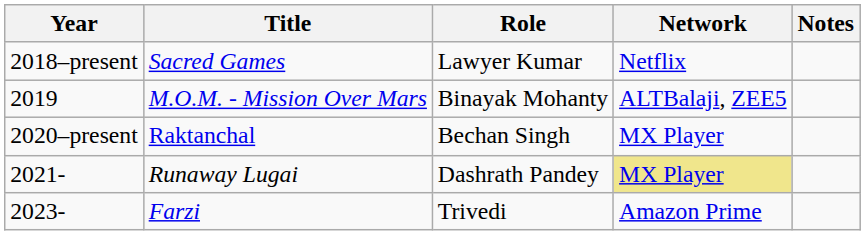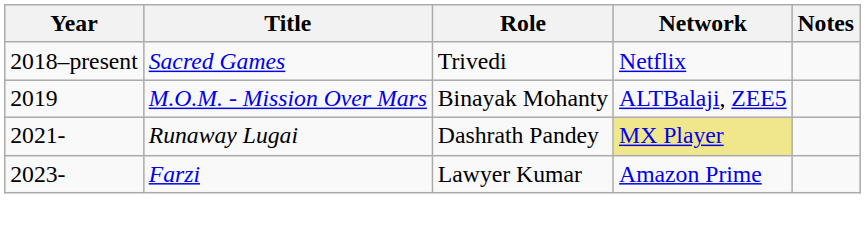(510, 60) Lawyer Kumar -> (472, 60) Trivedi
- row: (202, 135)
(472, 211) Trivedi -> (510, 173) Lawyer Kumar
